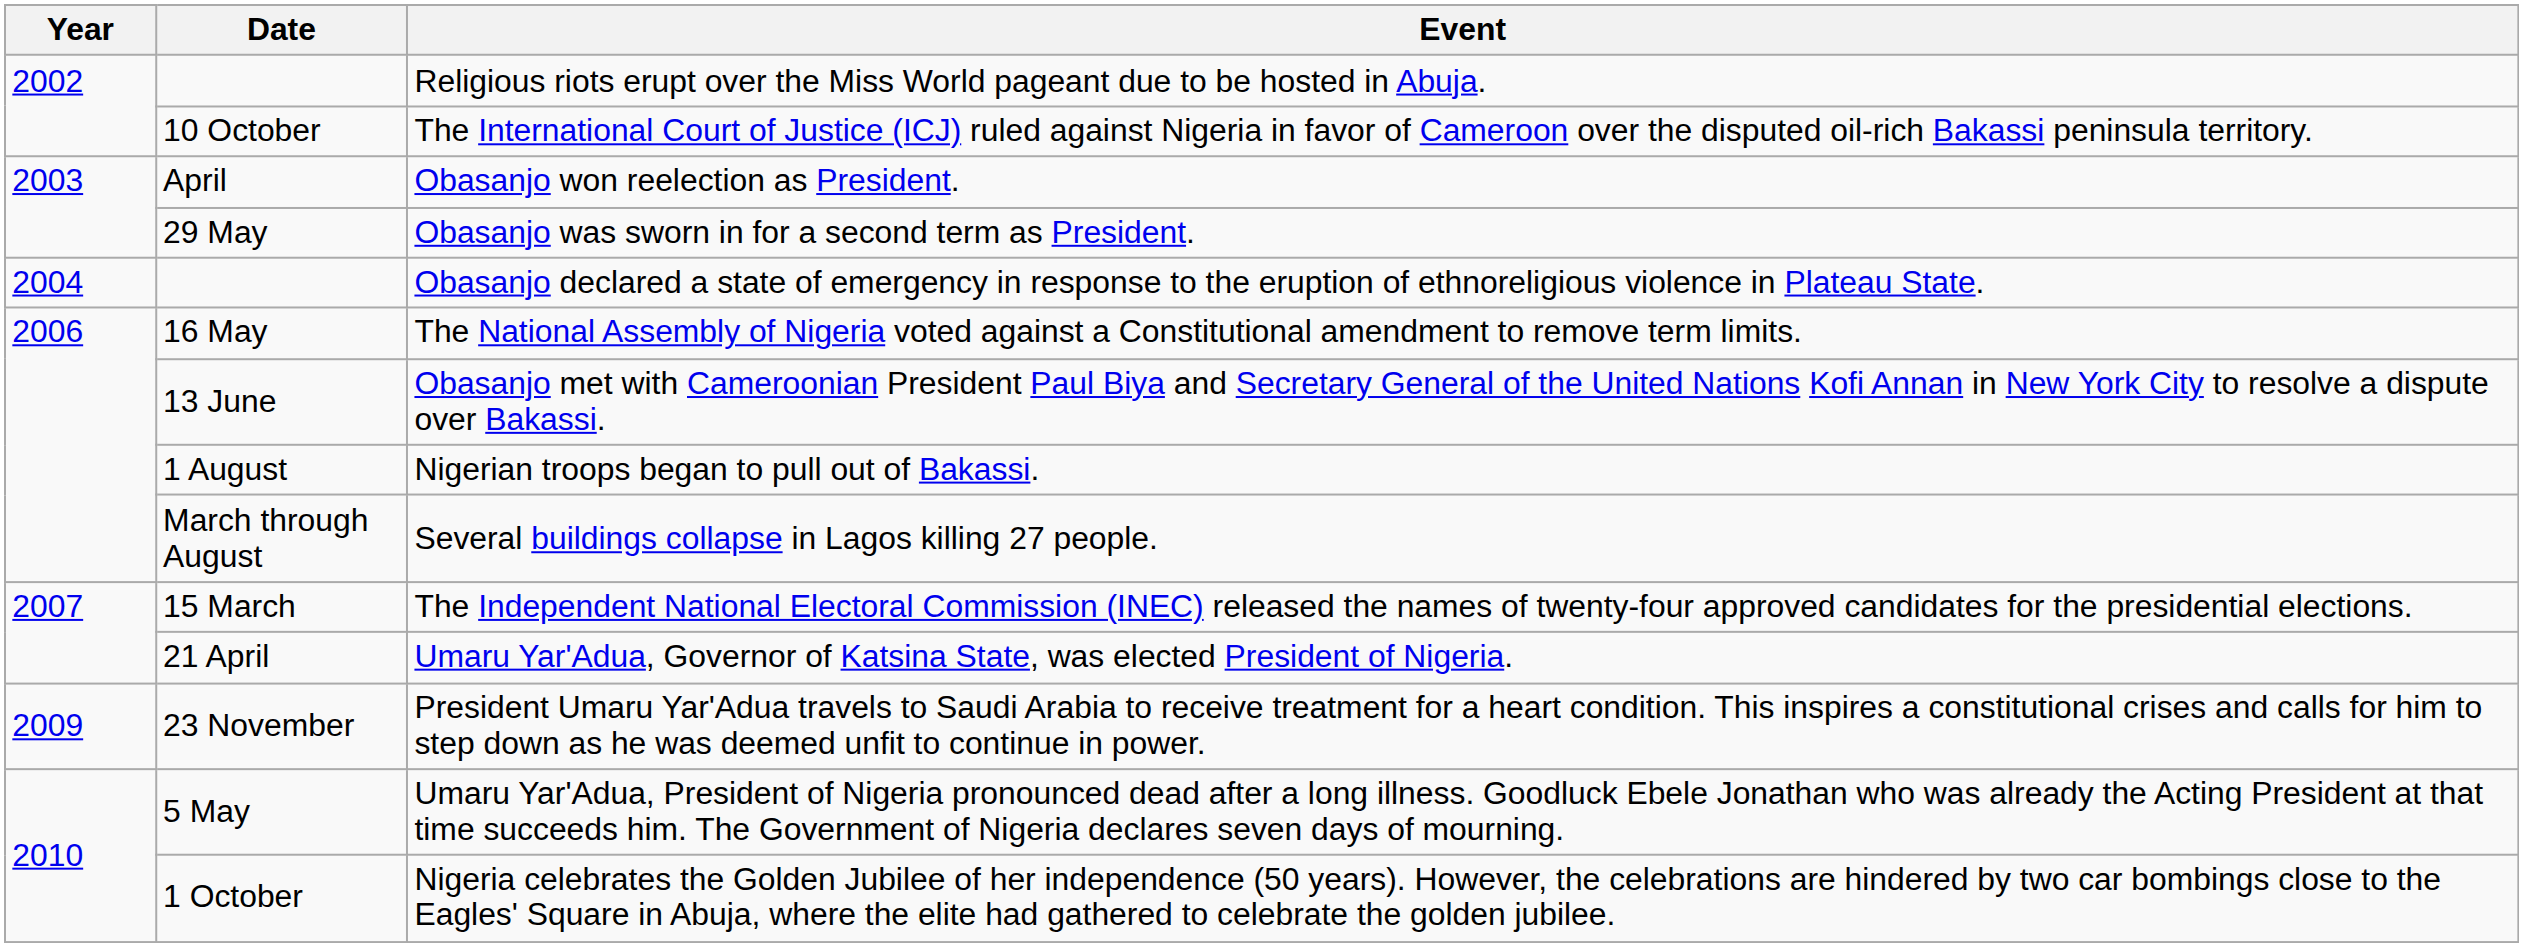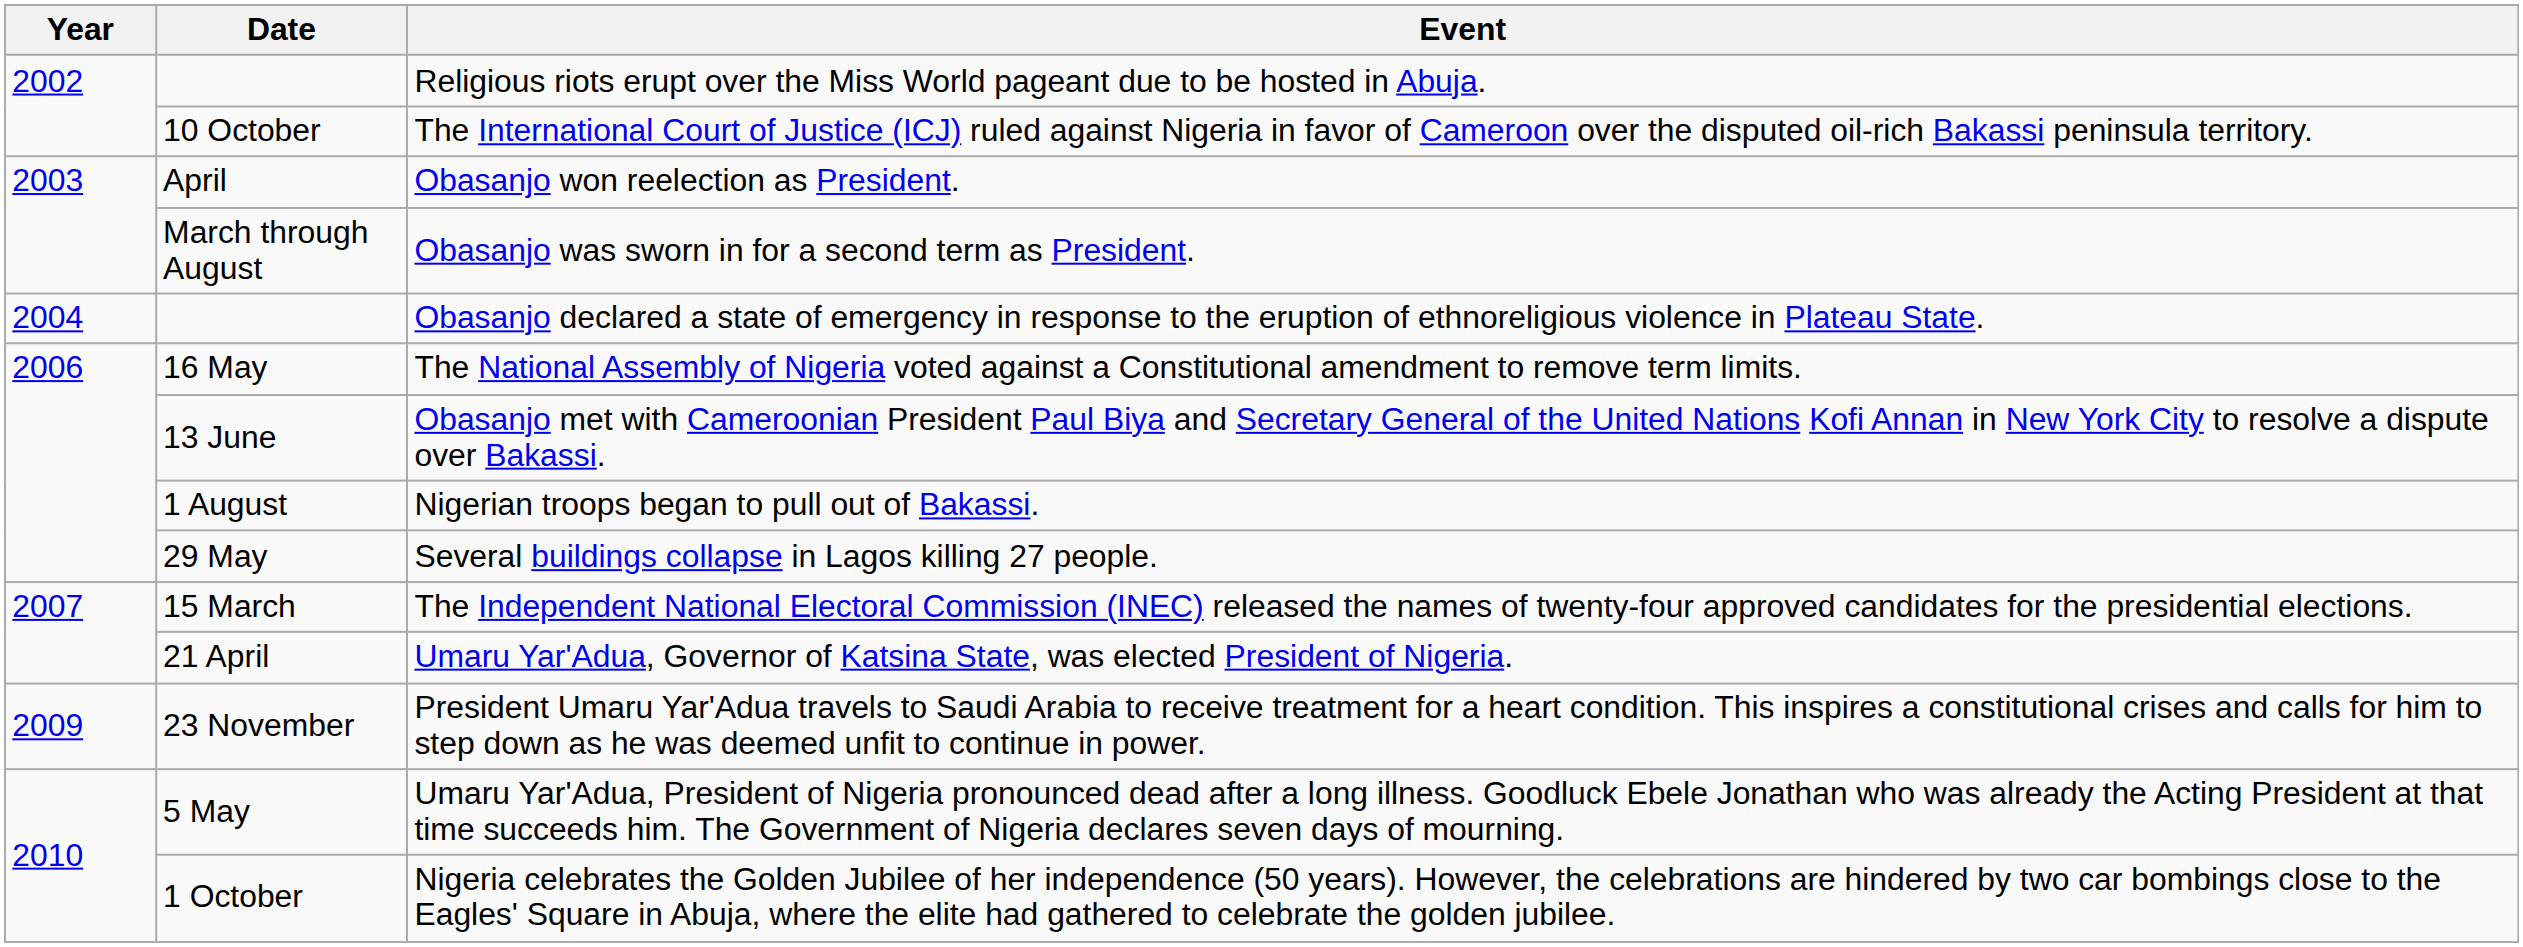(215, 231) 29 May -> (266, 249) March through August
(266, 537) March through August -> (215, 555) 29 May
